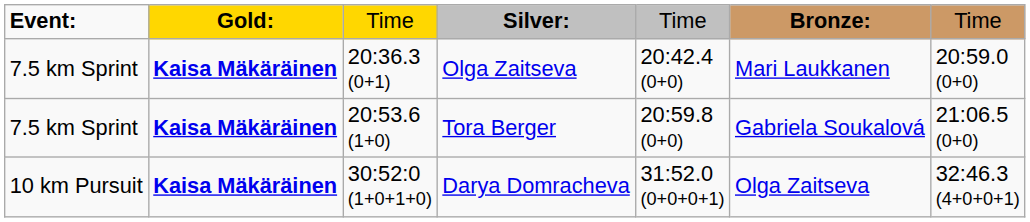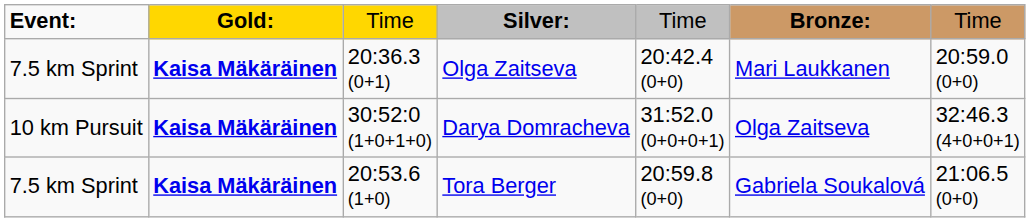rows swapped: (499, 127) <-> (536, 186)
